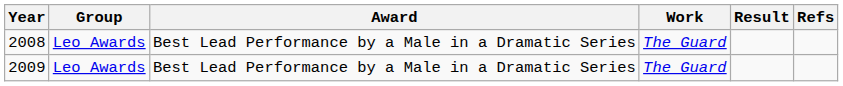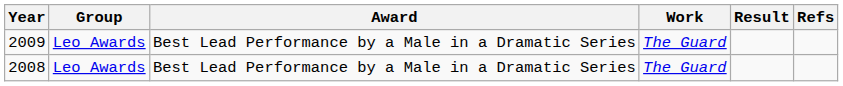rows swapped: (27, 42) <-> (27, 68)
